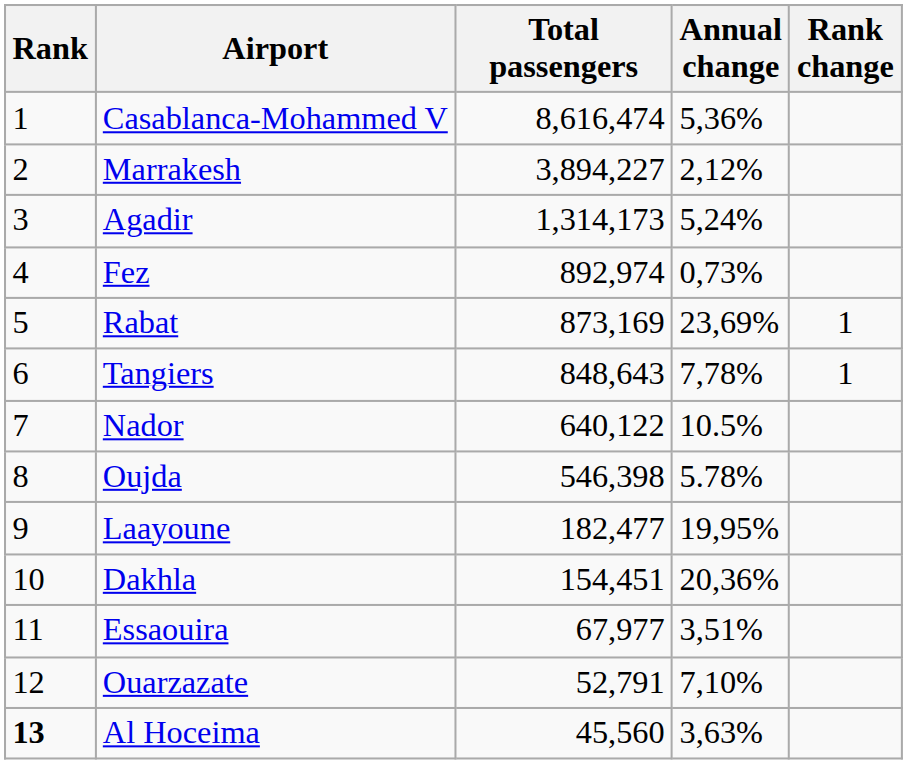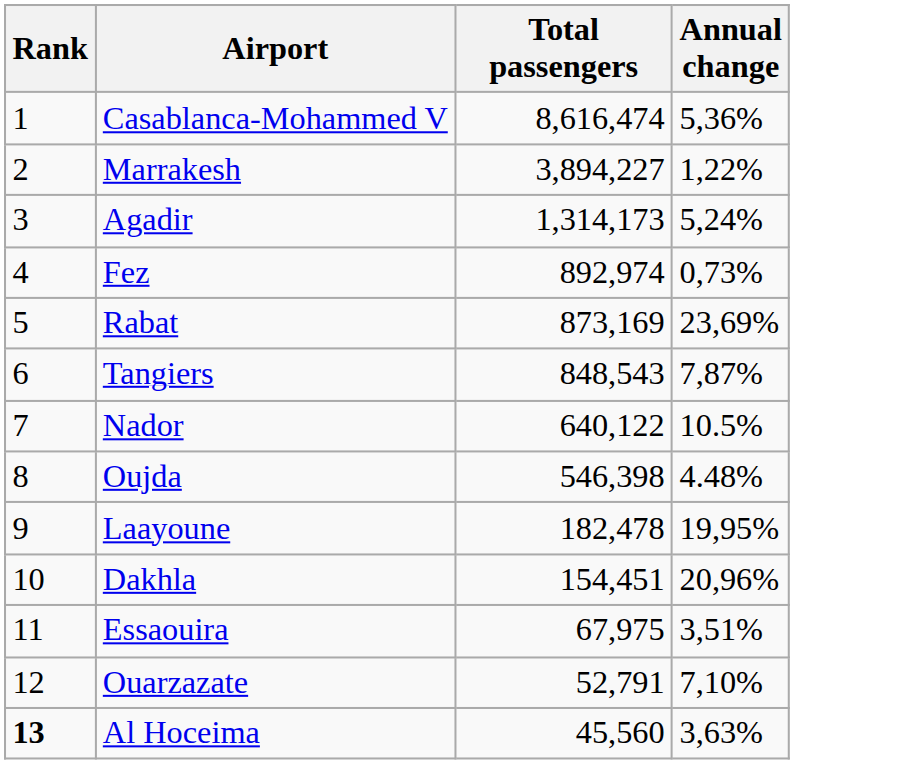- column: (845, 48)
(721, 169) 2,12% -> (721, 169) 1,22%
(612, 374) 848,643 -> (612, 374) 848,543
(721, 374) 7,78% -> (721, 374) 7,87%
(721, 476) 5.78% -> (721, 476) 4.48%
(612, 527) 182,477 -> (612, 527) 182,478
(729, 579) 20,36% -> (729, 579) 20,96%
(620, 630) 67,977 -> (620, 630) 67,975
